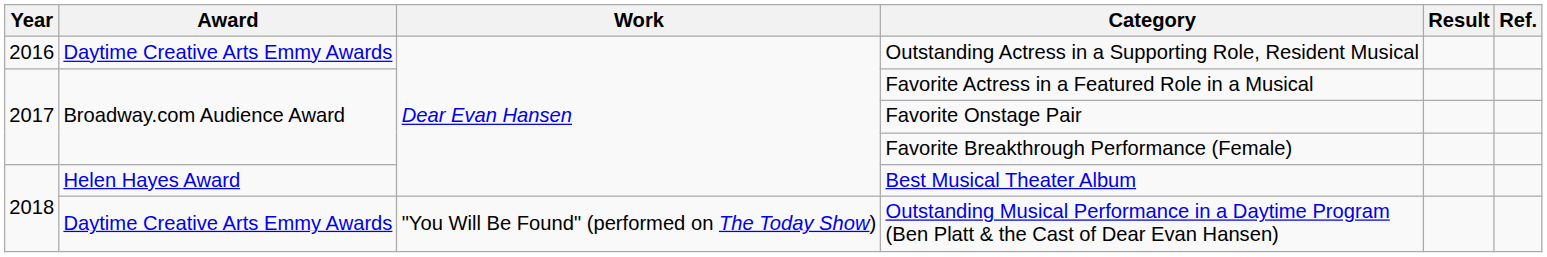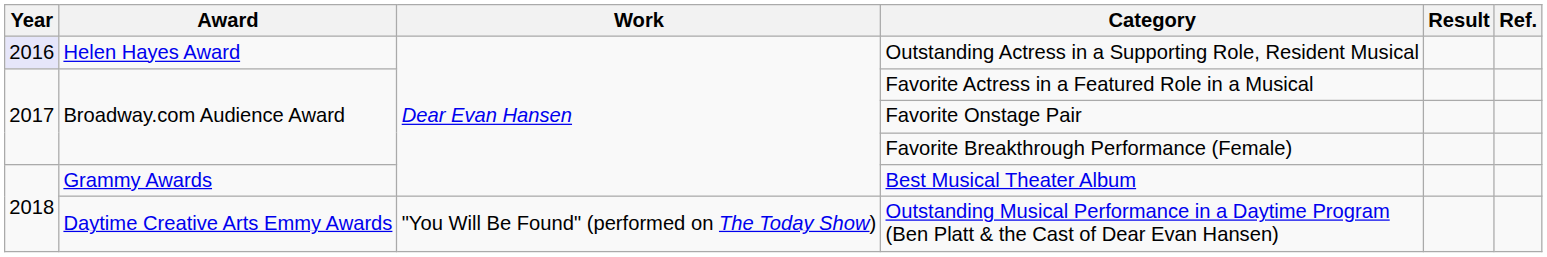(32, 52) no background -> (32, 52) lavender background
(228, 52) Daytime Creative Arts Emmy Awards -> (152, 52) Helen Hayes Award
(152, 180) Helen Hayes Award -> (138, 180) Grammy Awards
